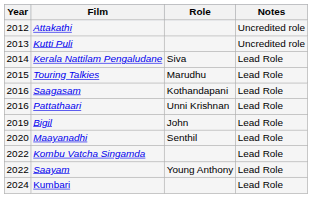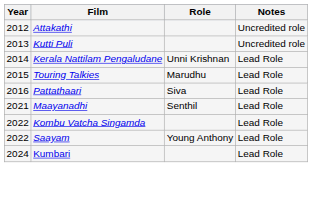(177, 59) Siva -> (198, 59) Unni Krishnan
- row: (57, 91)
(198, 106) Unni Krishnan -> (177, 91) Siva
- row: (43, 122)
(18, 138) 2020 -> (18, 106) 2021
